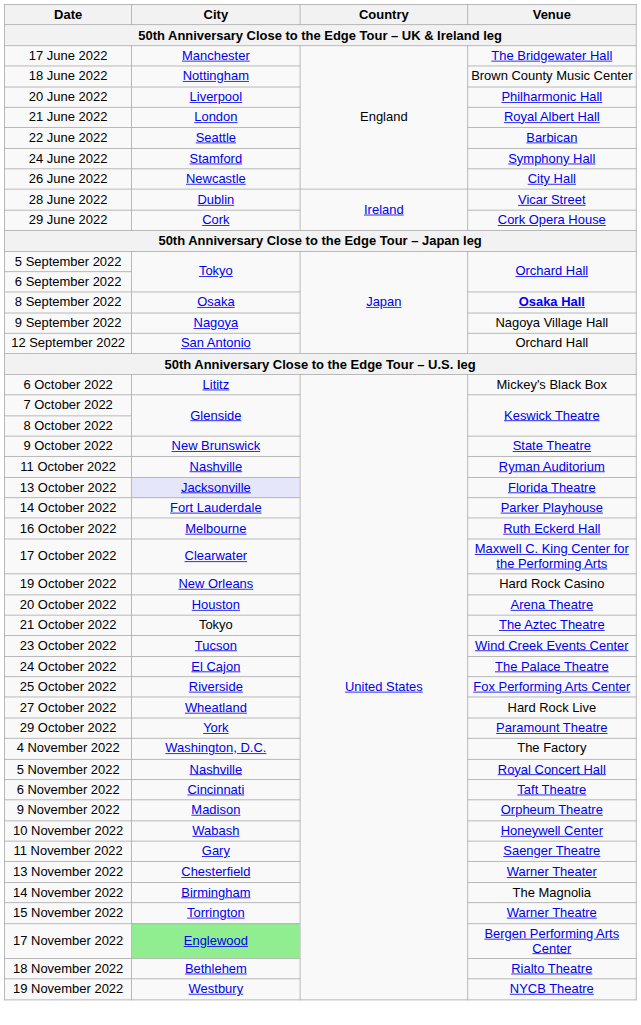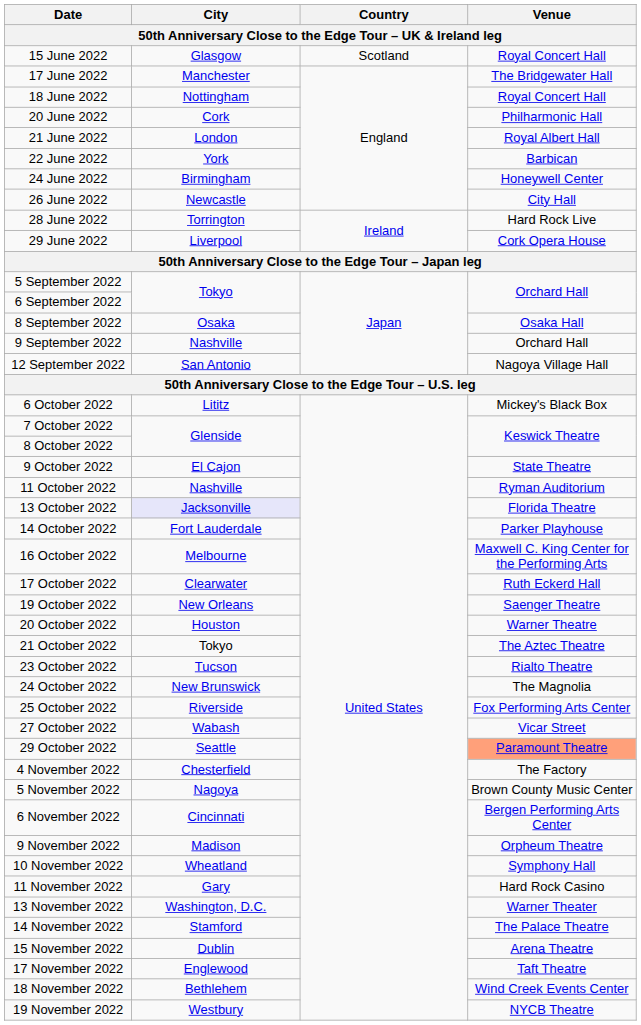+ row: (68, 55)
(552, 76) Brown County Music Center -> (552, 96) Royal Concert Hall
(216, 96) Liverpool -> (216, 117) Cork
(216, 138) Seattle -> (216, 158) York
(216, 158) Stamford -> (216, 179) Birmingham
(552, 158) Symphony Hall -> (552, 179) Honeywell Center
(216, 199) Dublin -> (216, 220) Torrington
(552, 199) Vicar Street -> (552, 220) Hard Rock Live
(216, 220) Cork -> (216, 240) Liverpool
(552, 302) bold -> (552, 323) normal
(216, 323) Nagoya -> (216, 343) Nashville
(552, 323) Nagoya Village Hall -> (552, 343) Orchard Hall
(552, 343) Orchard Hall -> (552, 364) Nagoya Village Hall
(216, 446) New Brunswick -> (216, 466) El Cajon
(552, 528) Ruth Eckerd Hall -> (552, 556) Maxwell C. King Center for the Performing Arts
(552, 556) Maxwell C. King Center for the Performing Arts -> (552, 584) Ruth Eckerd Hall
(552, 584) Hard Rock Casino -> (552, 604) Saenger Theatre
(552, 604) Arena Theatre -> (552, 625) Warner Theatre
(552, 645) Wind Creek Events Center -> (552, 666) Rialto Theatre
(216, 666) El Cajon -> (216, 687) New Brunswick
(552, 666) The Palace Theatre -> (552, 687) The Magnolia
(216, 707) Wheatland -> (216, 728) Wabash
(552, 707) Hard Rock Live -> (552, 728) Vicar Street
(216, 728) York -> (216, 748) Seattle
(552, 728) no background -> (552, 748) lightsalmon background
(216, 748) Washington, D.C. -> (216, 769) Chesterfield
(216, 769) Nashville -> (216, 789) Nagoya
(552, 769) Royal Concert Hall -> (552, 789) Brown County Music Center
(552, 789) Taft Theatre -> (552, 817) Bergen Performing Arts Center
(216, 830) Wabash -> (216, 866) Wheatland
(552, 830) Honeywell Center -> (552, 866) Symphony Hall
(552, 851) Saenger Theatre -> (552, 886) Hard Rock Casino
(216, 872) Chesterfield -> (216, 907) Washington, D.C.
(216, 892) Birmingham -> (216, 927) Stamford
(552, 892) The Magnolia -> (552, 927) The Palace Theatre
(216, 913) Torrington -> (216, 948) Dublin
(552, 913) Warner Theatre -> (552, 948) Arena Theatre
(216, 941) lightgreen background -> (216, 968) no background
(552, 941) Bergen Performing Arts Center -> (552, 968) Taft Theatre
(552, 968) Rialto Theatre -> (552, 989) Wind Creek Events Center
